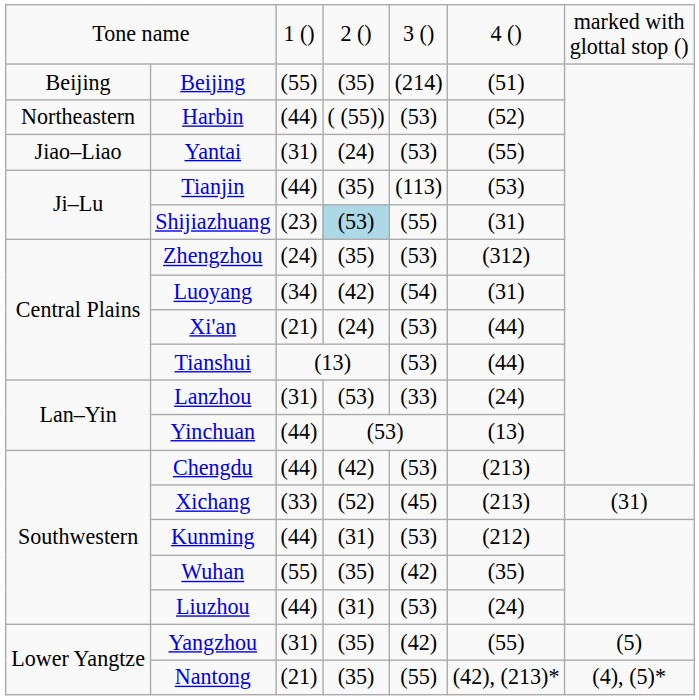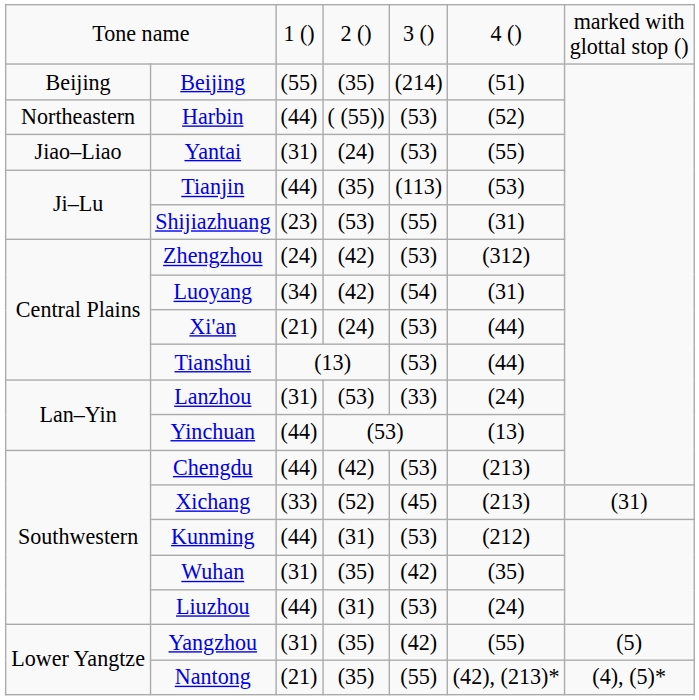(356, 221) lightblue background -> (356, 221) no background
(356, 256) (35) -> (356, 256) (42)
(299, 572) (55) -> (299, 572) (31)
